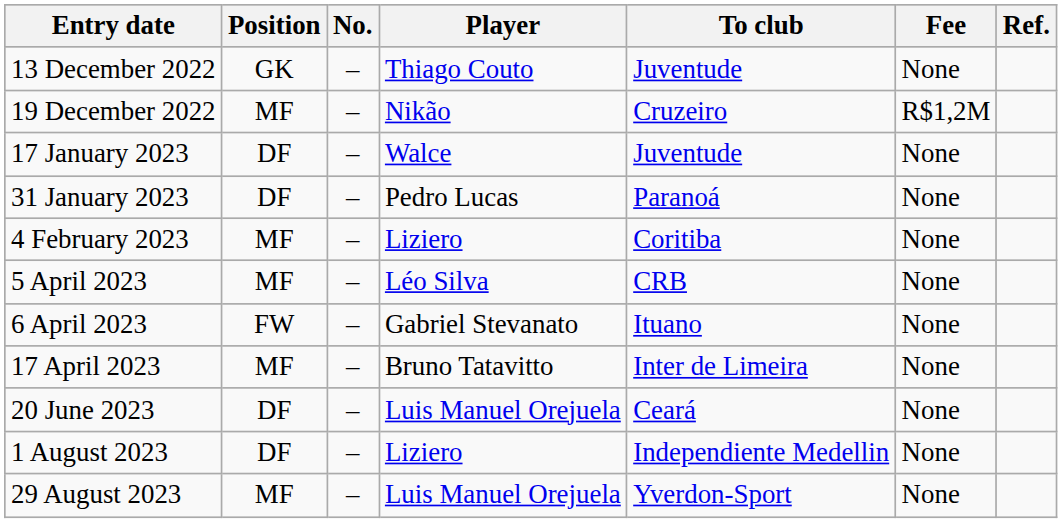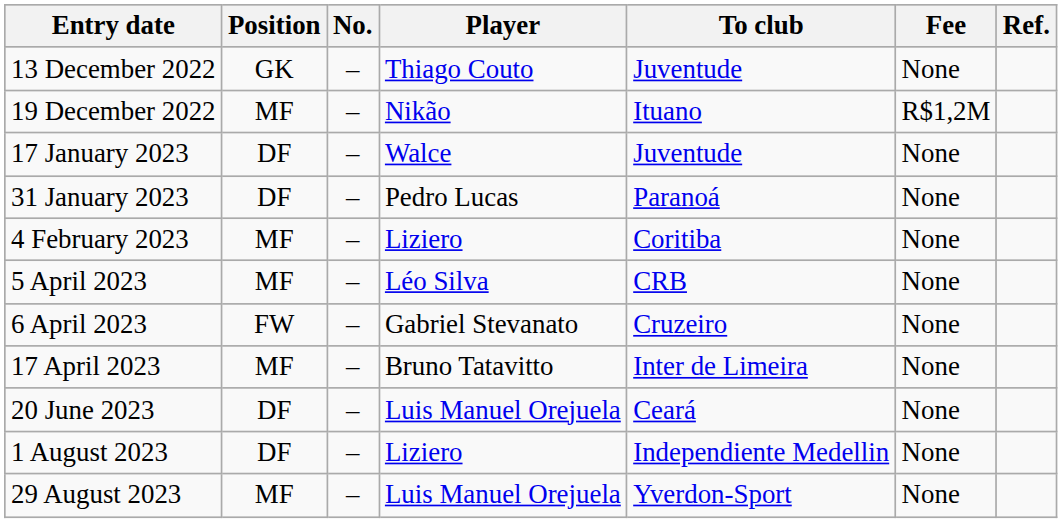(680, 111) Cruzeiro -> (668, 111) Ituano
(668, 324) Ituano -> (680, 324) Cruzeiro
